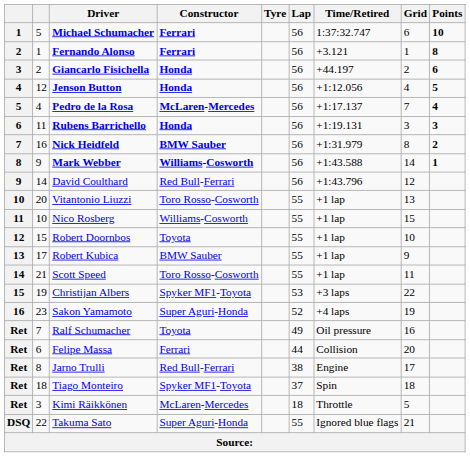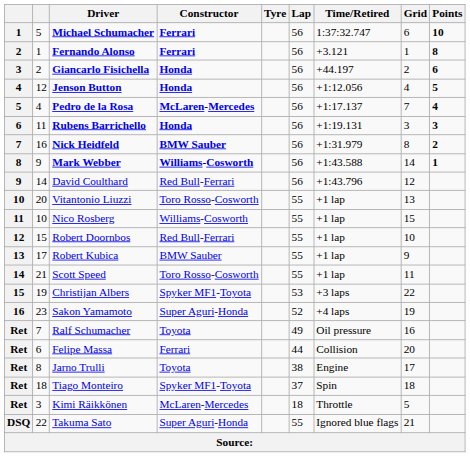(175, 236) Toyota -> (197, 236) Red Bull-Ferrari
(197, 367) Red Bull-Ferrari -> (175, 367) Toyota
